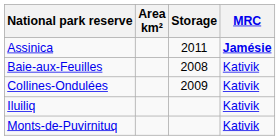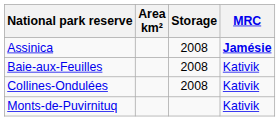(194, 47) 2011 -> (194, 47) 2008
(194, 86) 2009 -> (194, 86) 2008
- row: (21, 106)
